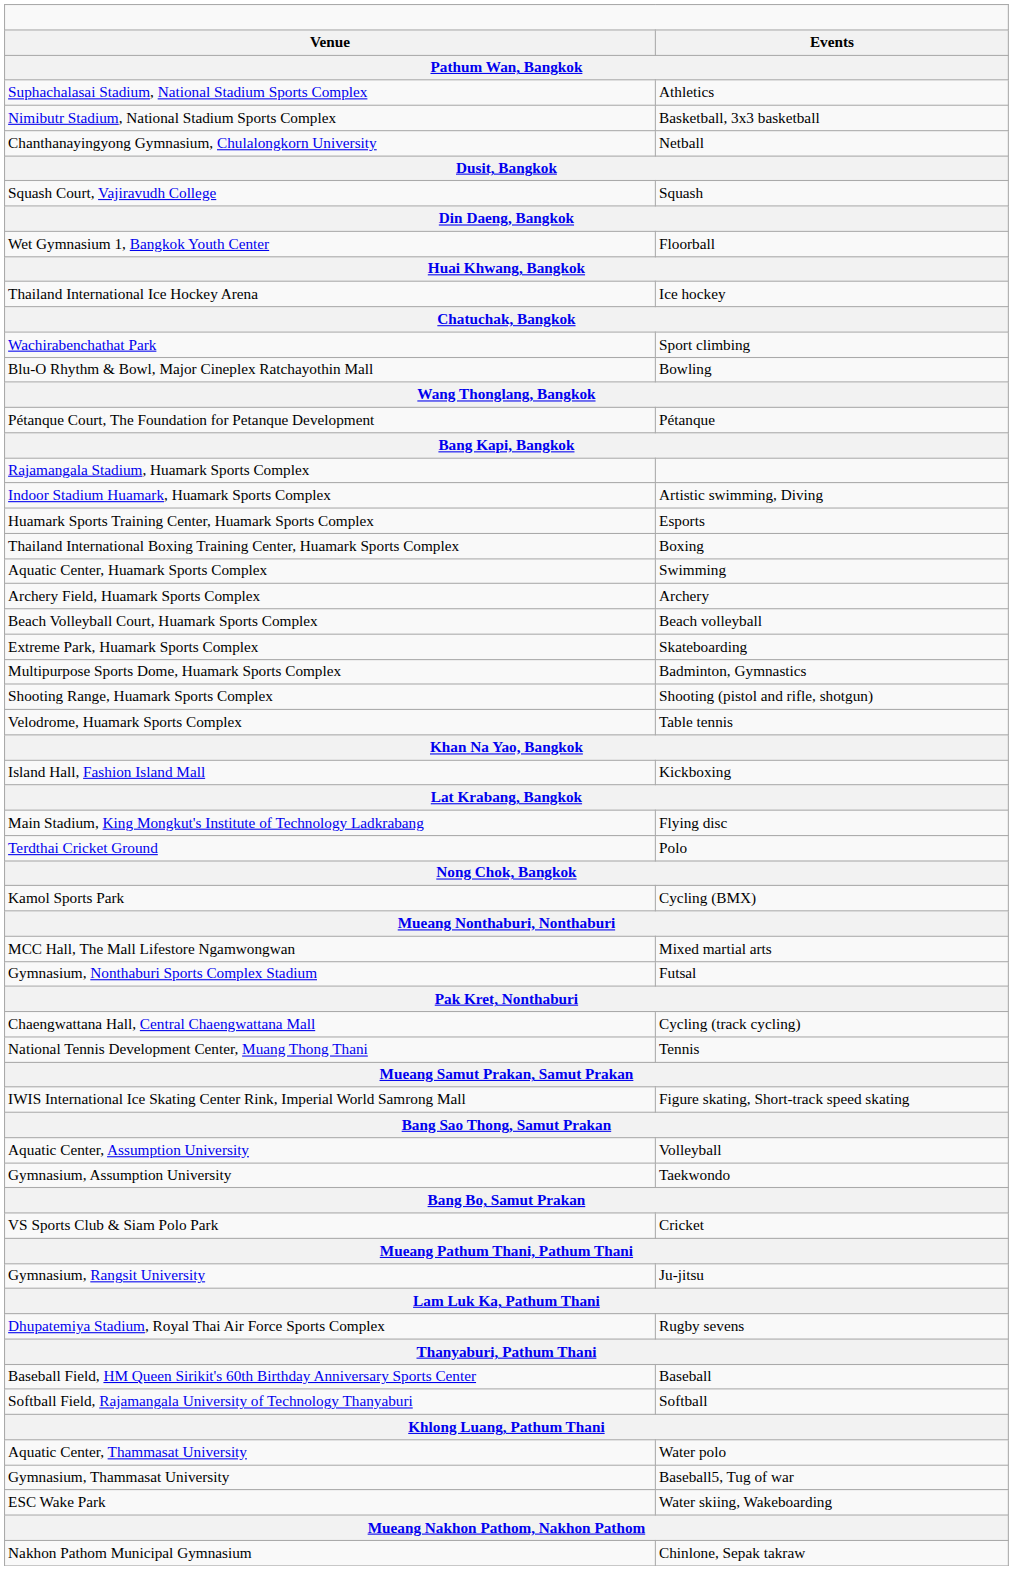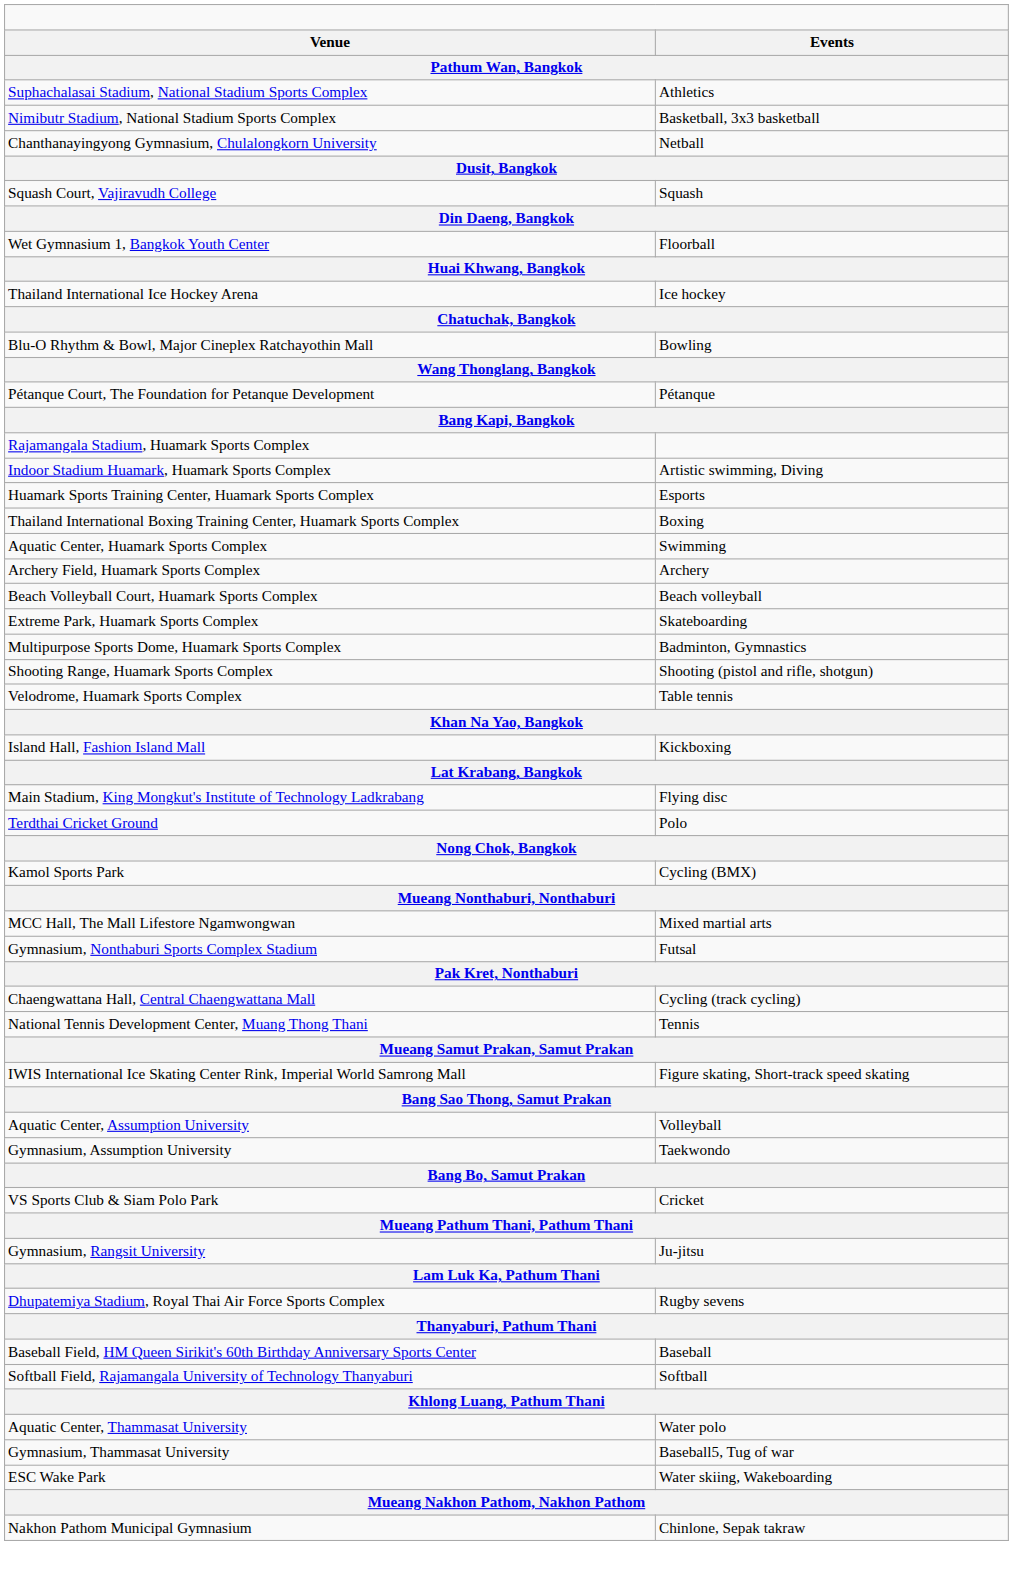- row: (82, 344)
